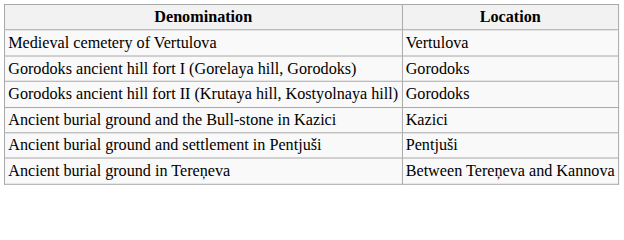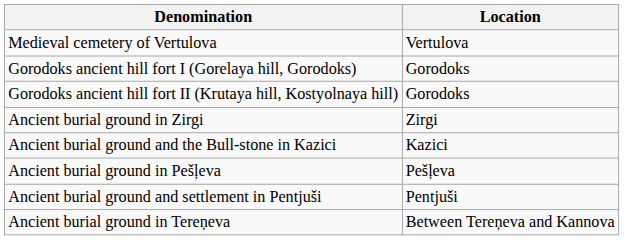+ row: (106, 119)
+ row: (115, 171)
